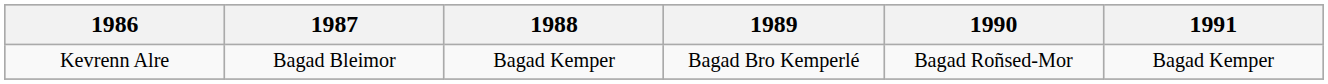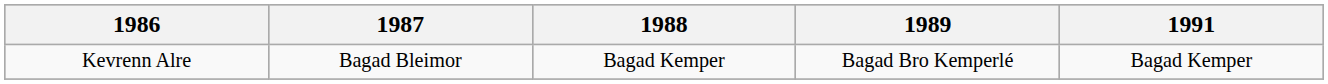- column: (994, 24)
